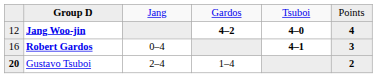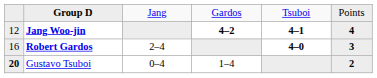(296, 30) 4–0 -> (296, 30) 4–1
(157, 47) 0–4 -> (157, 47) 2–4
(296, 47) 4–1 -> (296, 47) 4–0
(157, 64) 2–4 -> (157, 64) 0–4
